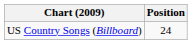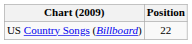(166, 30) 24 -> (166, 30) 22
